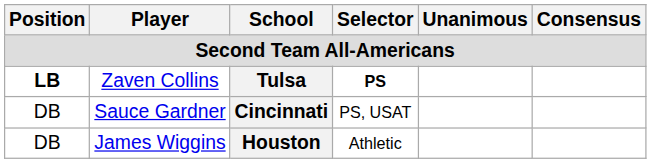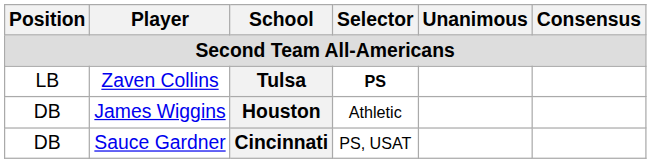(47, 81) bold -> (47, 81) normal
rows swapped: (160, 111) <-> (160, 142)
